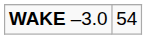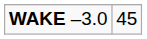(127, 19) 54 -> (127, 19) 45
